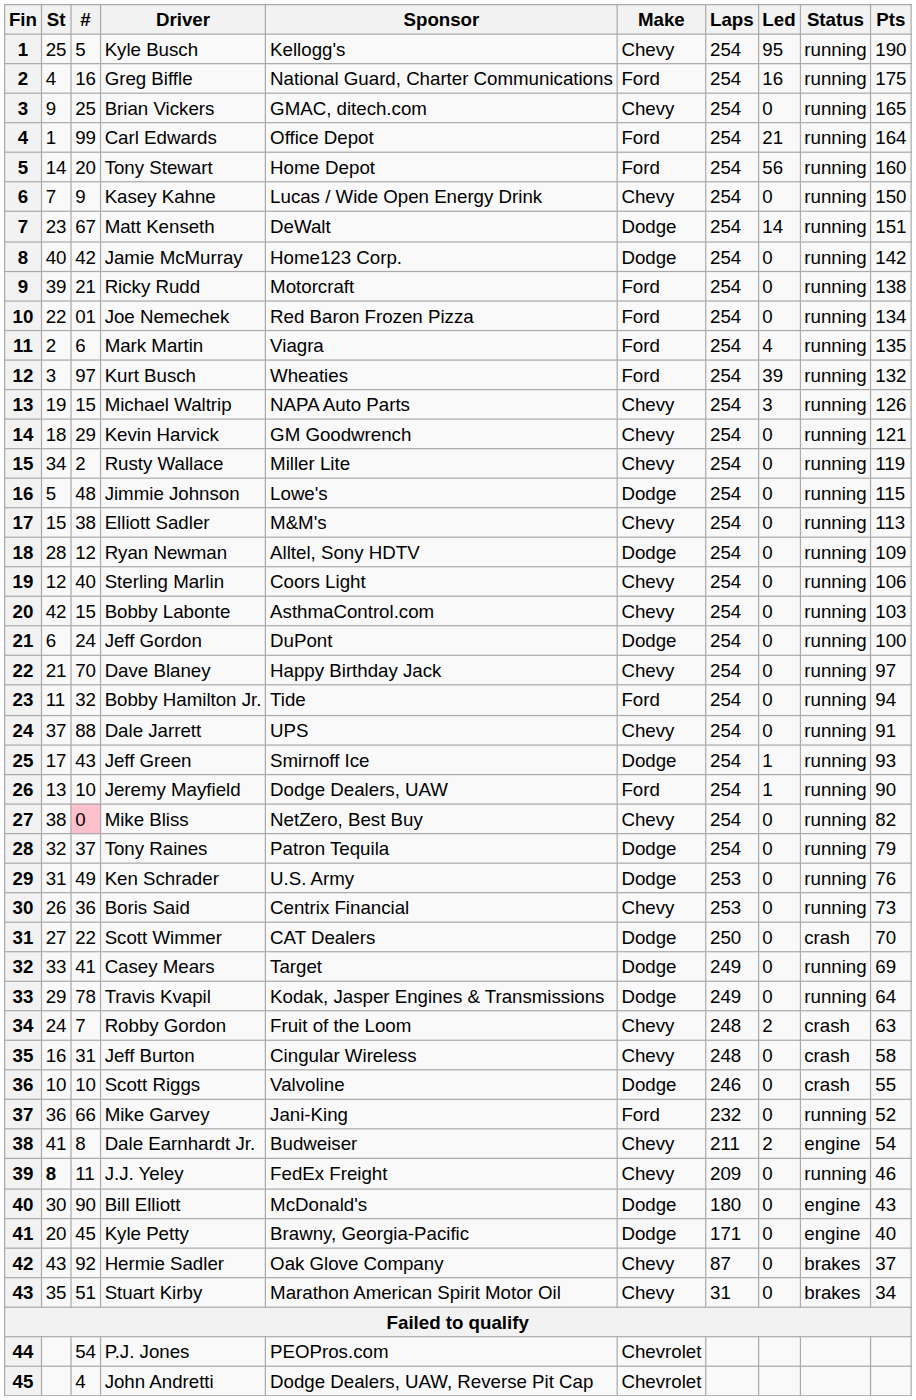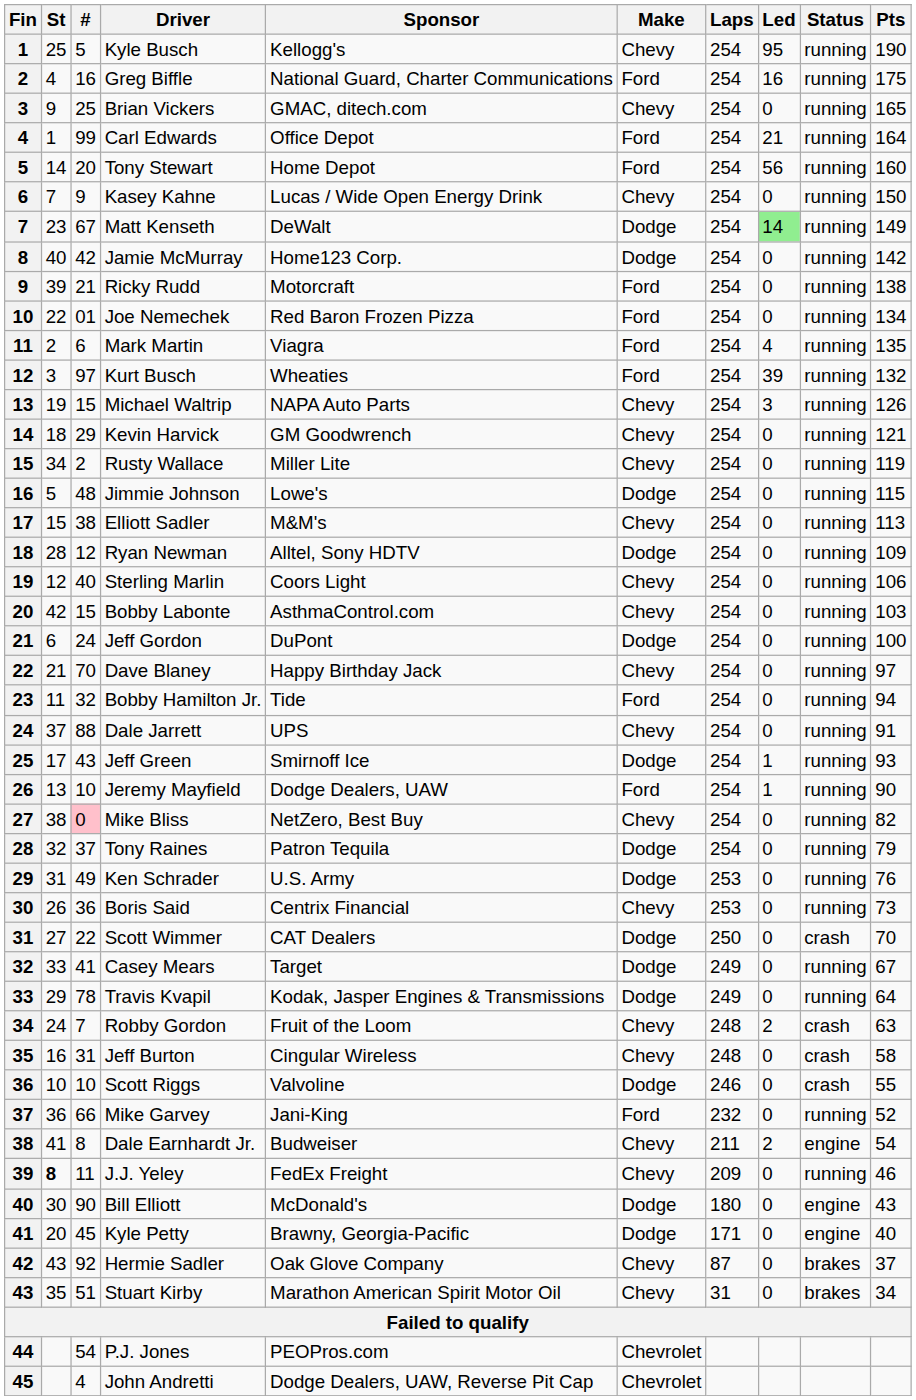(773, 227) no background -> (773, 227) lightgreen background
(891, 227) 151 -> (891, 227) 149
(886, 967) 69 -> (886, 967) 67
